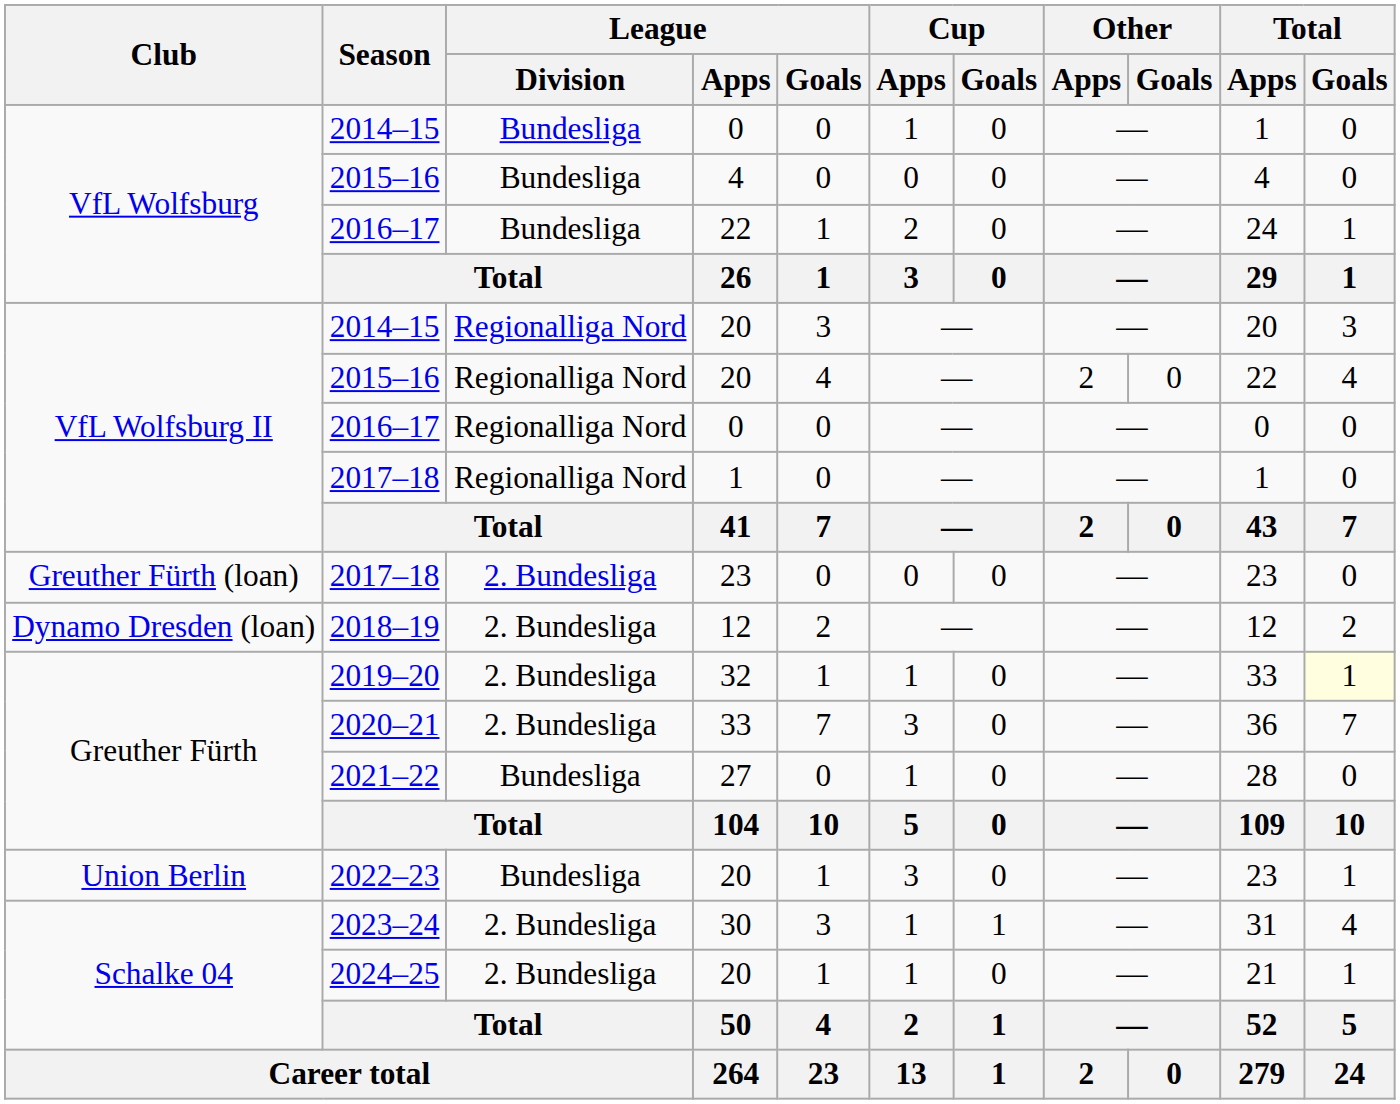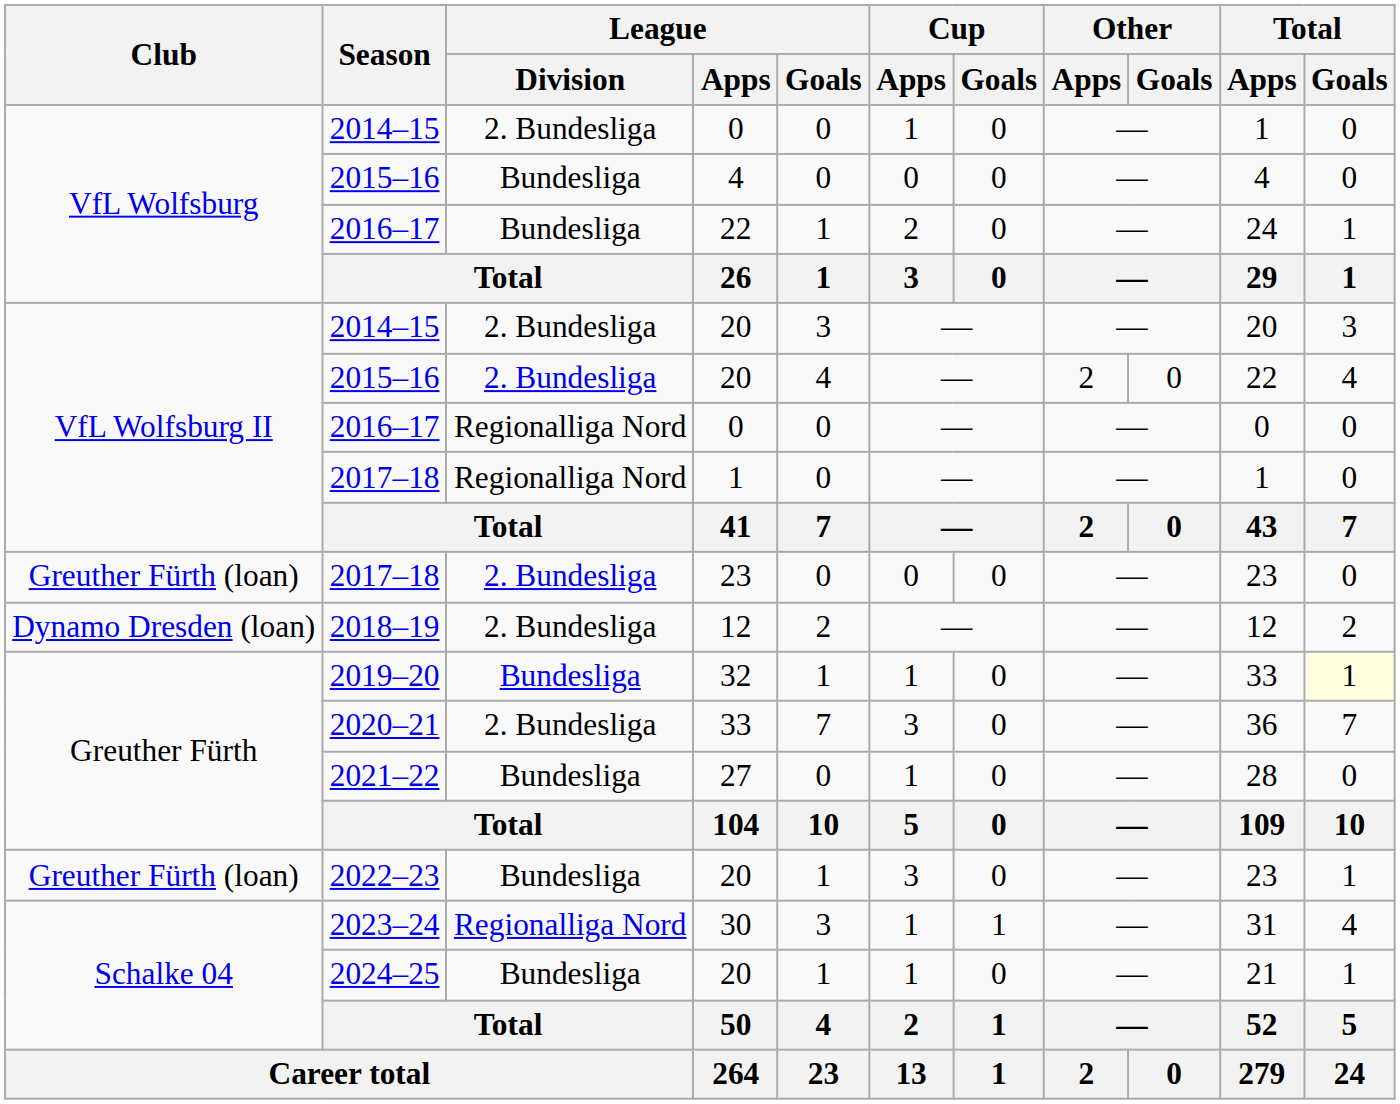(570, 128) Bundesliga -> (570, 128) 2. Bundesliga
(570, 327) Regionalliga Nord -> (570, 327) 2. Bundesliga
(570, 377) Regionalliga Nord -> (570, 377) 2. Bundesliga
(570, 675) 2. Bundesliga -> (570, 675) Bundesliga
(164, 874) Union Berlin -> (164, 874) Greuther Fürth (loan)
(570, 924) 2. Bundesliga -> (570, 924) Regionalliga Nord
(570, 974) 2. Bundesliga -> (570, 974) Bundesliga
